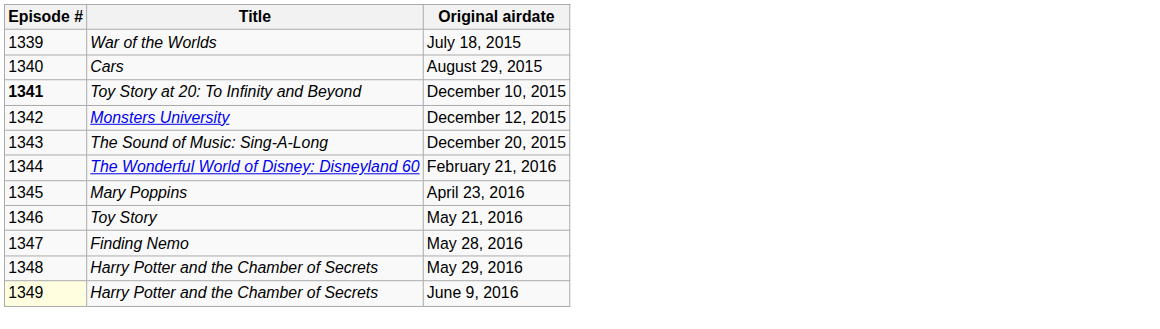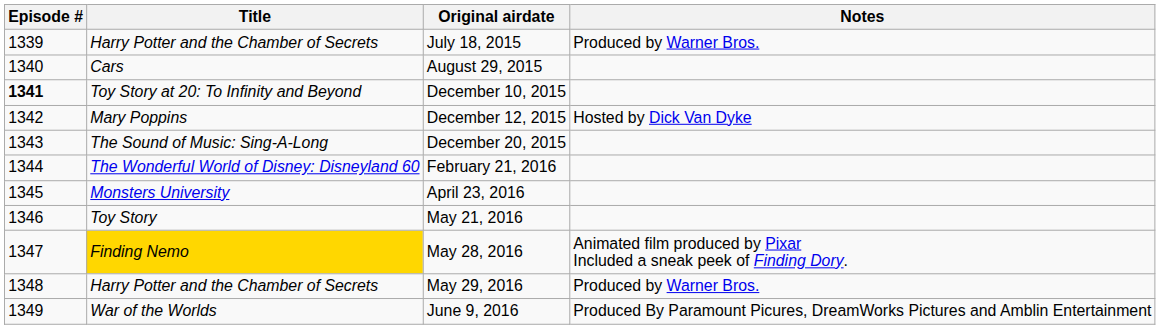+ column: (862, 17)
(154, 42) War of the Worlds -> (234, 42) Harry Potter and the Chamber of Secrets
(160, 117) Monsters University -> (139, 117) Mary Poppins
(139, 192) Mary Poppins -> (160, 192) Monsters University
(140, 243) no background -> (140, 252) gold background
(26, 293) lightyellow background -> (26, 311) no background
(234, 293) Harry Potter and the Chamber of Secrets -> (154, 311) War of the Worlds
